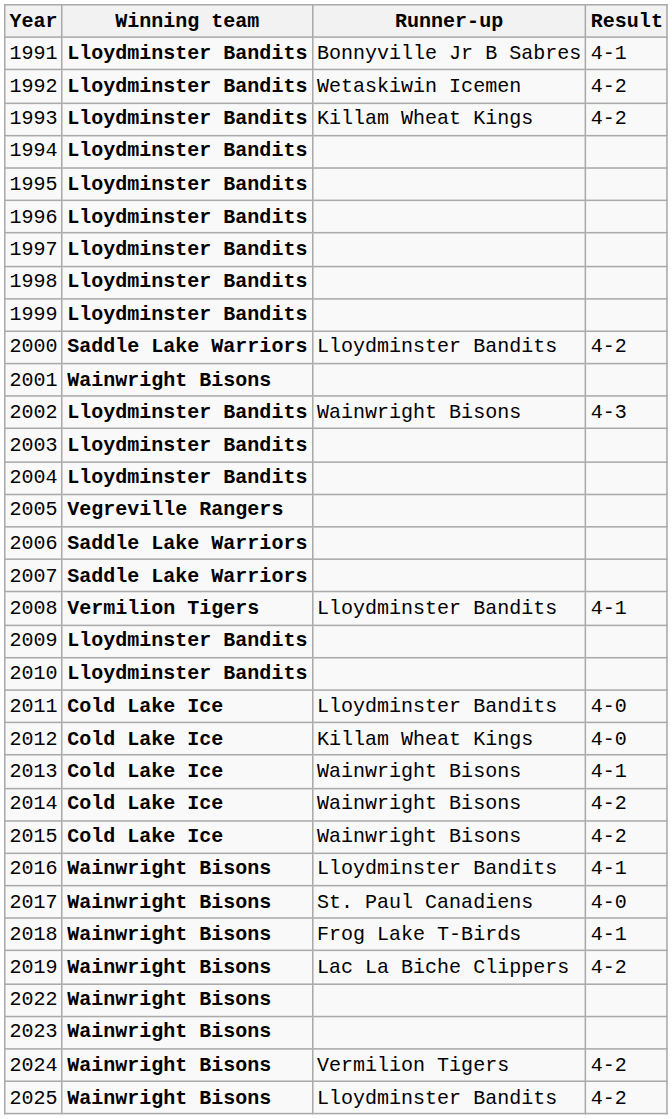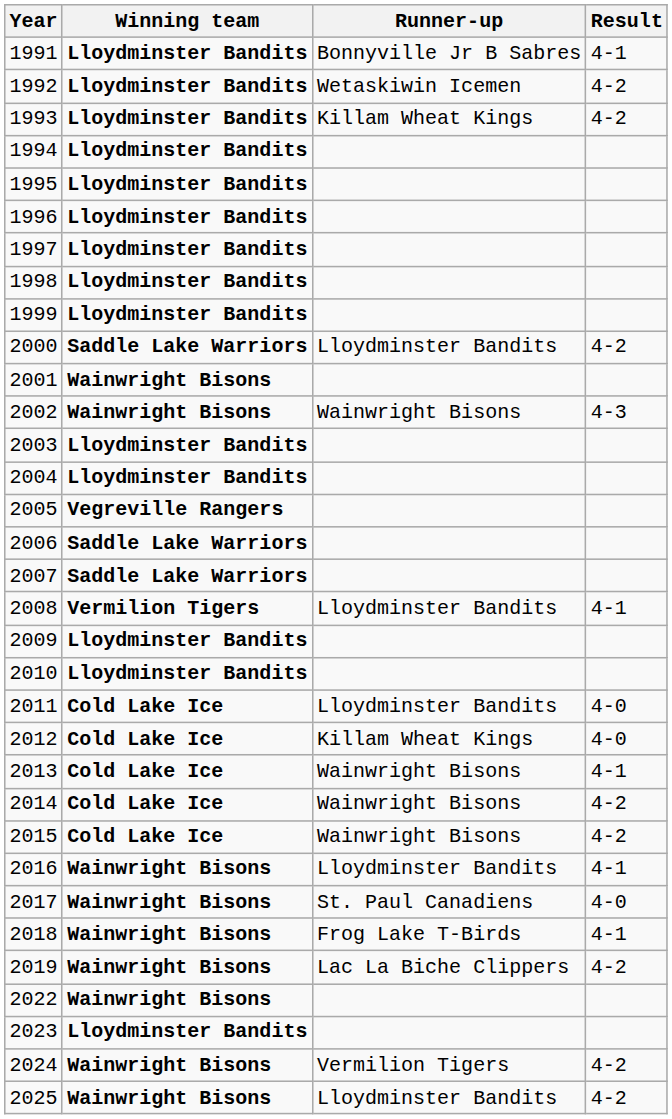(187, 413) Lloydminster Bandits -> (169, 413) Wainwright Bisons
(169, 1033) Wainwright Bisons -> (187, 1033) Lloydminster Bandits
